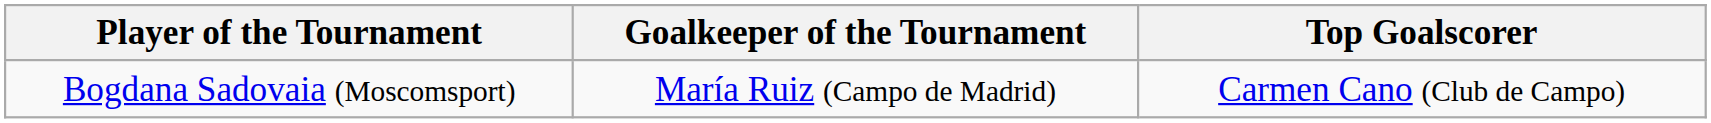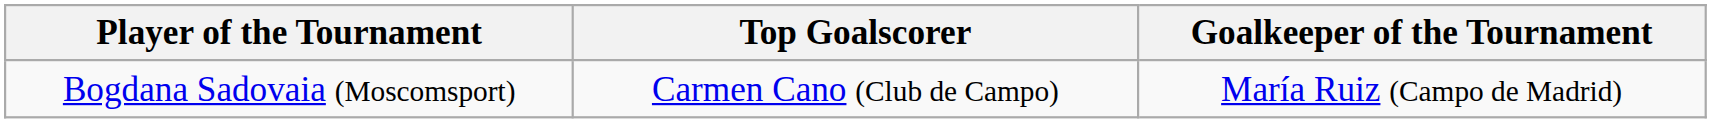columns swapped: (1422, 32) <-> (855, 32)
